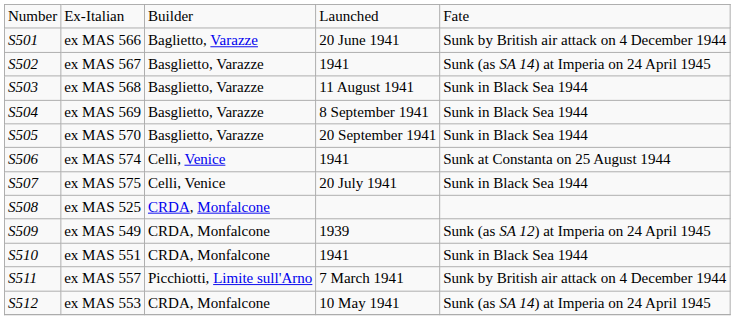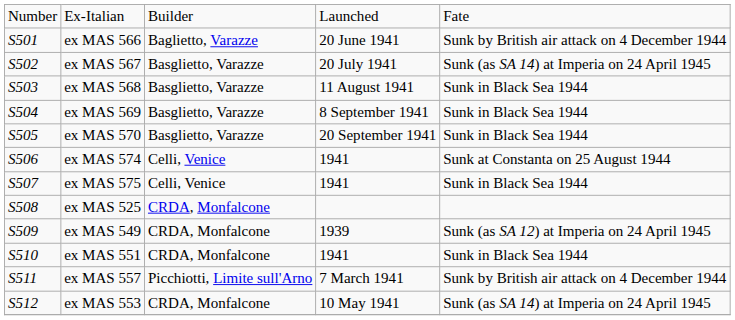(334, 64) 1941 -> (358, 64) 20 July 1941
(358, 183) 20 July 1941 -> (334, 183) 1941
